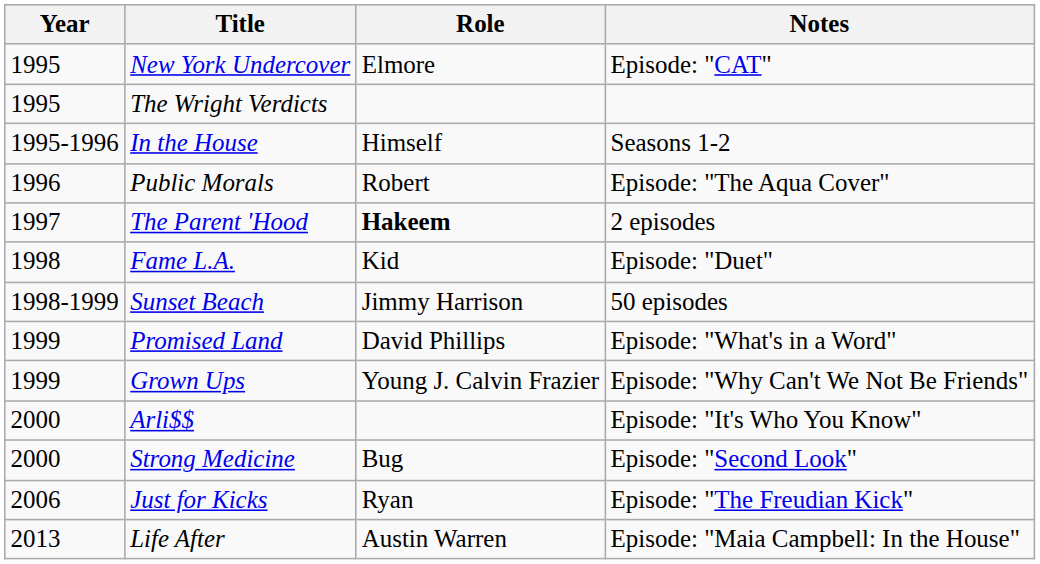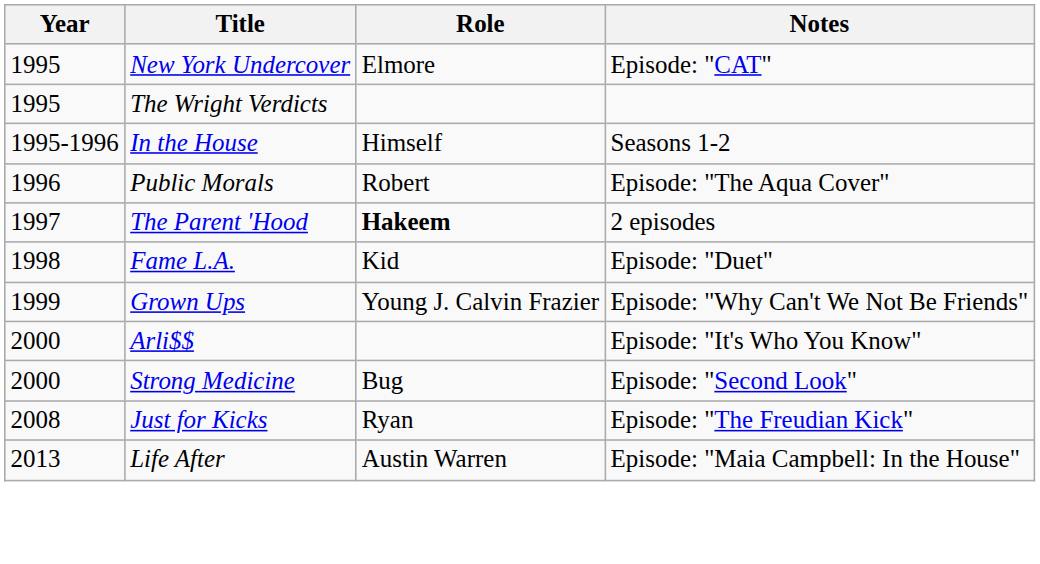- row: (197, 301)
- row: (206, 340)
(35, 499) 2006 -> (35, 420) 2008
